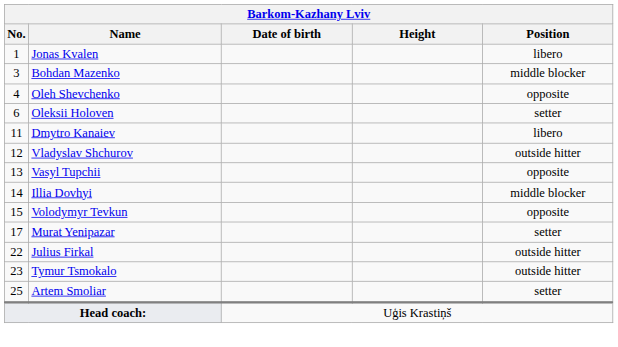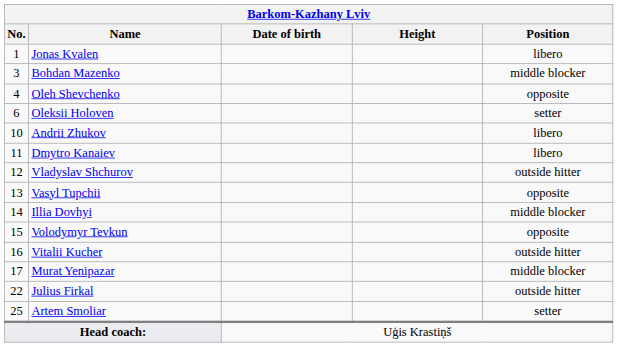+ row: (69, 133)
+ row: (67, 251)
(548, 232) setter -> (548, 271) middle blocker
- row: (74, 271)
